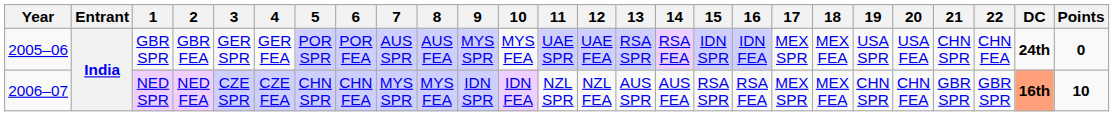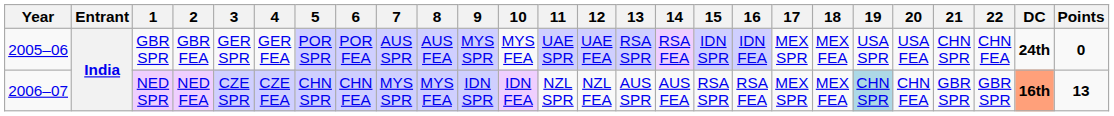(873, 90) no background -> (873, 90) lightblue background
(1081, 90) 10 -> (1081, 90) 13
